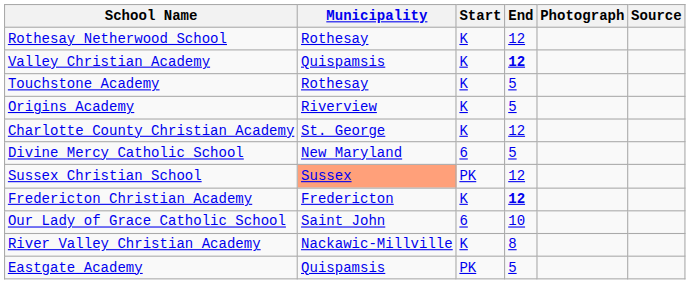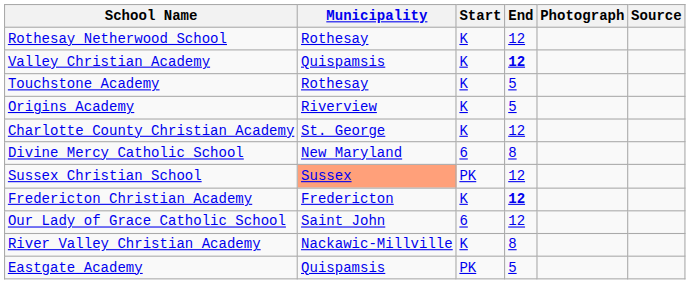(512, 153) 5 -> (512, 153) 8
(517, 222) 10 -> (517, 222) 12
